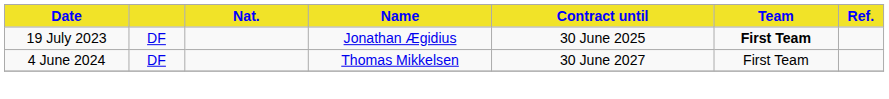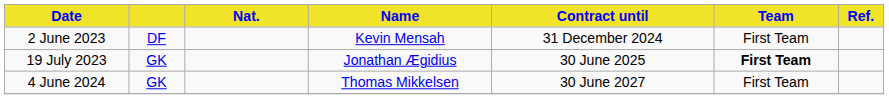+ row: (67, 38)
(157, 38) DF -> (157, 61) GK
(157, 61) DF -> (157, 83) GK
